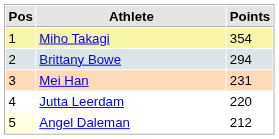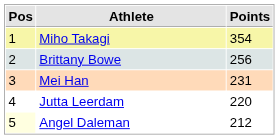(241, 59) 294 -> (241, 59) 256
